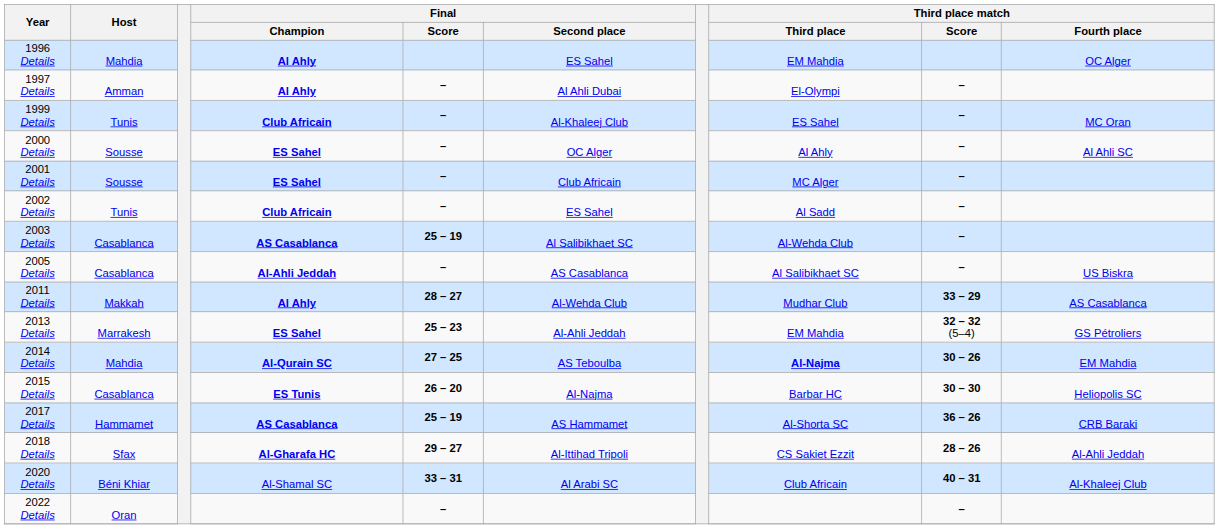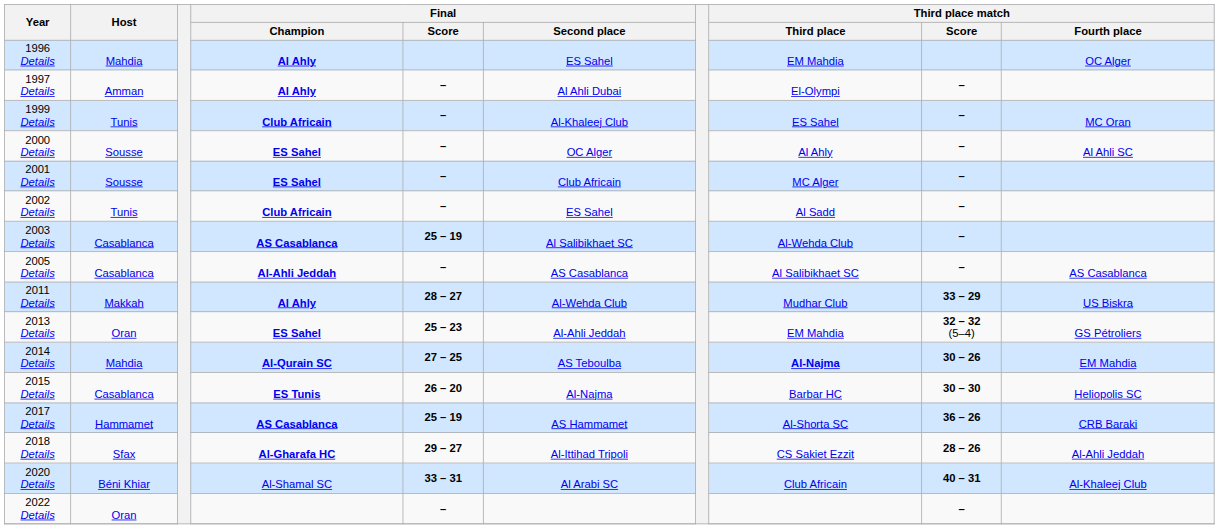(1108, 273) US Biskra -> (1108, 273) AS Casablanca
(1108, 303) AS Casablanca -> (1108, 303) US Biskra
(124, 334) Marrakesh -> (124, 334) Oran
